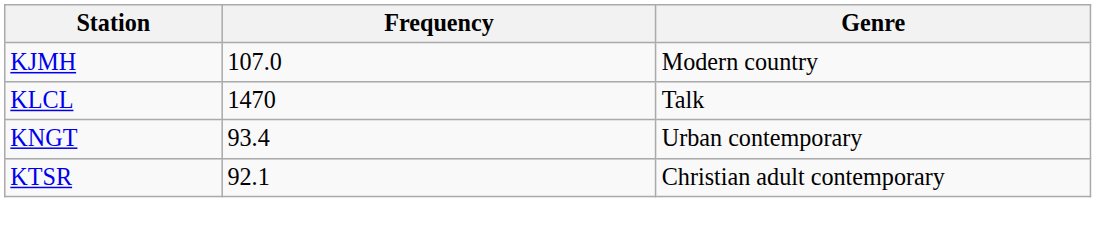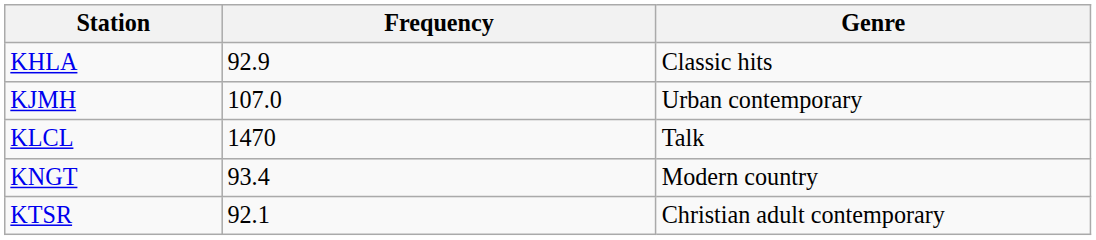+ row: (44, 61)
(740, 61) Modern country -> (762, 100) Urban contemporary
(762, 138) Urban contemporary -> (740, 176) Modern country
